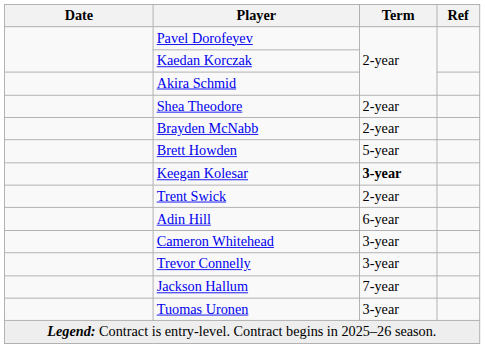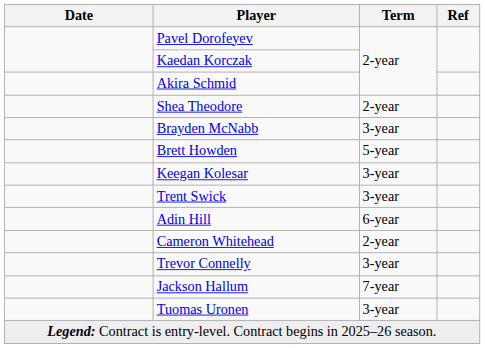(381, 128) 2-year -> (381, 128) 3-year
(382, 173) bold -> (381, 173) normal
(381, 196) 2-year -> (381, 196) 3-year
(381, 241) 3-year -> (381, 241) 2-year
